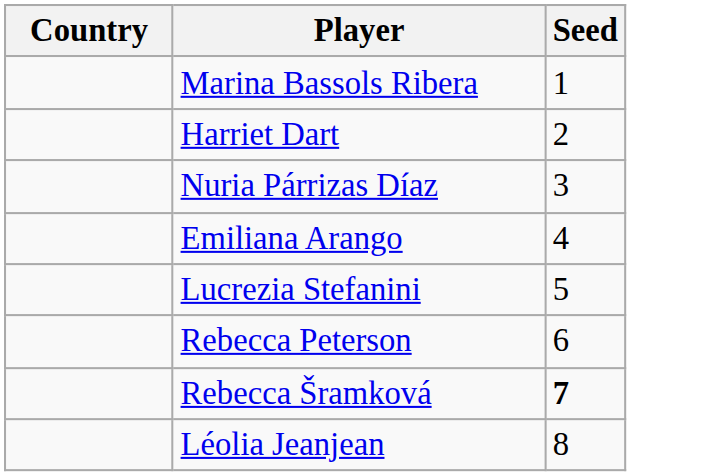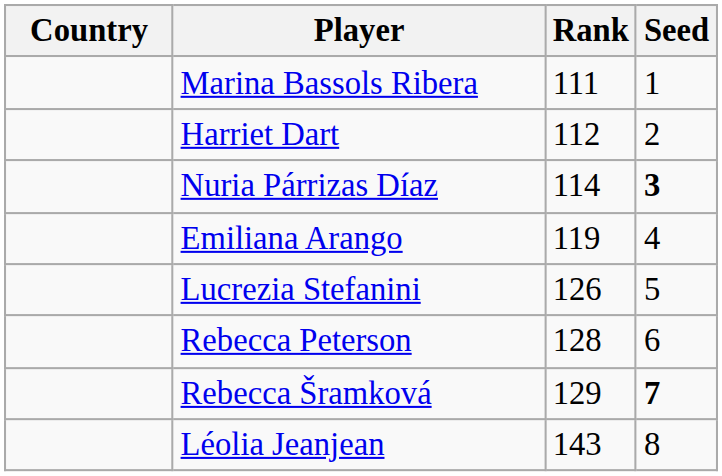+ column: (591, 30)
(561, 185) normal -> (652, 185) bold
